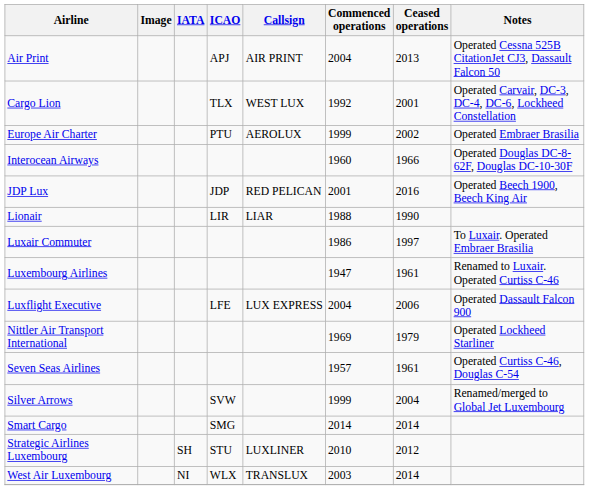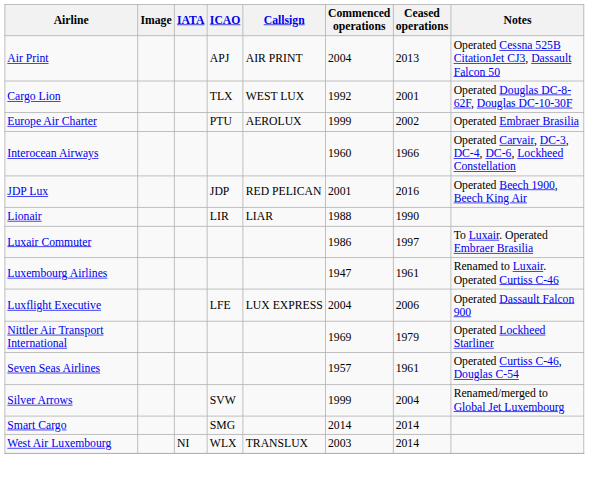(511, 103) Operated Carvair, DC-3, DC-4, DC-6, Lockheed Constellation -> (513, 96) Operated Douglas DC-8-62F, Douglas DC-10-30F
(513, 160) Operated Douglas DC-8-62F, Douglas DC-10-30F -> (511, 153) Operated Carvair, DC-3, DC-4, DC-6, Lockheed Constellation
- row: (48, 450)
